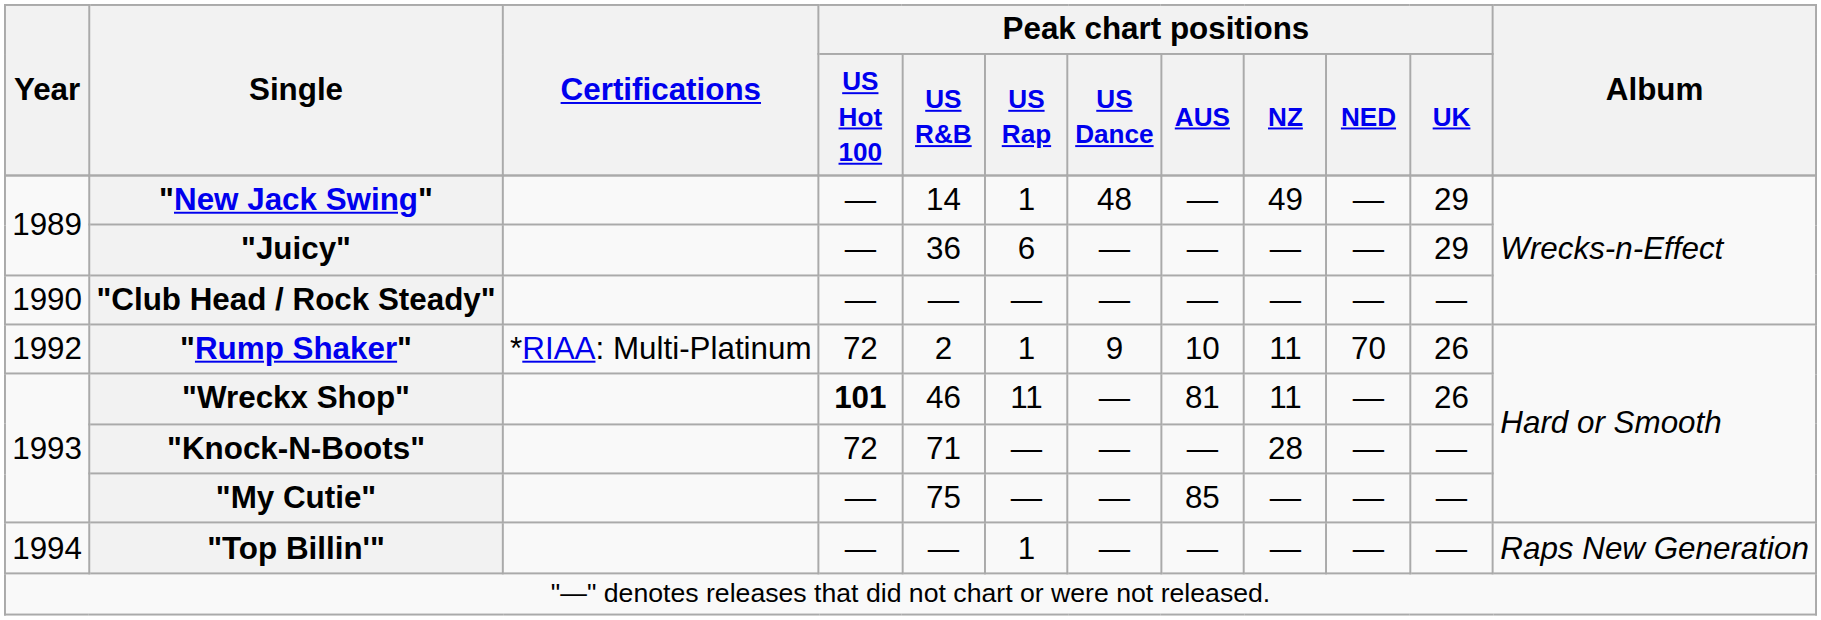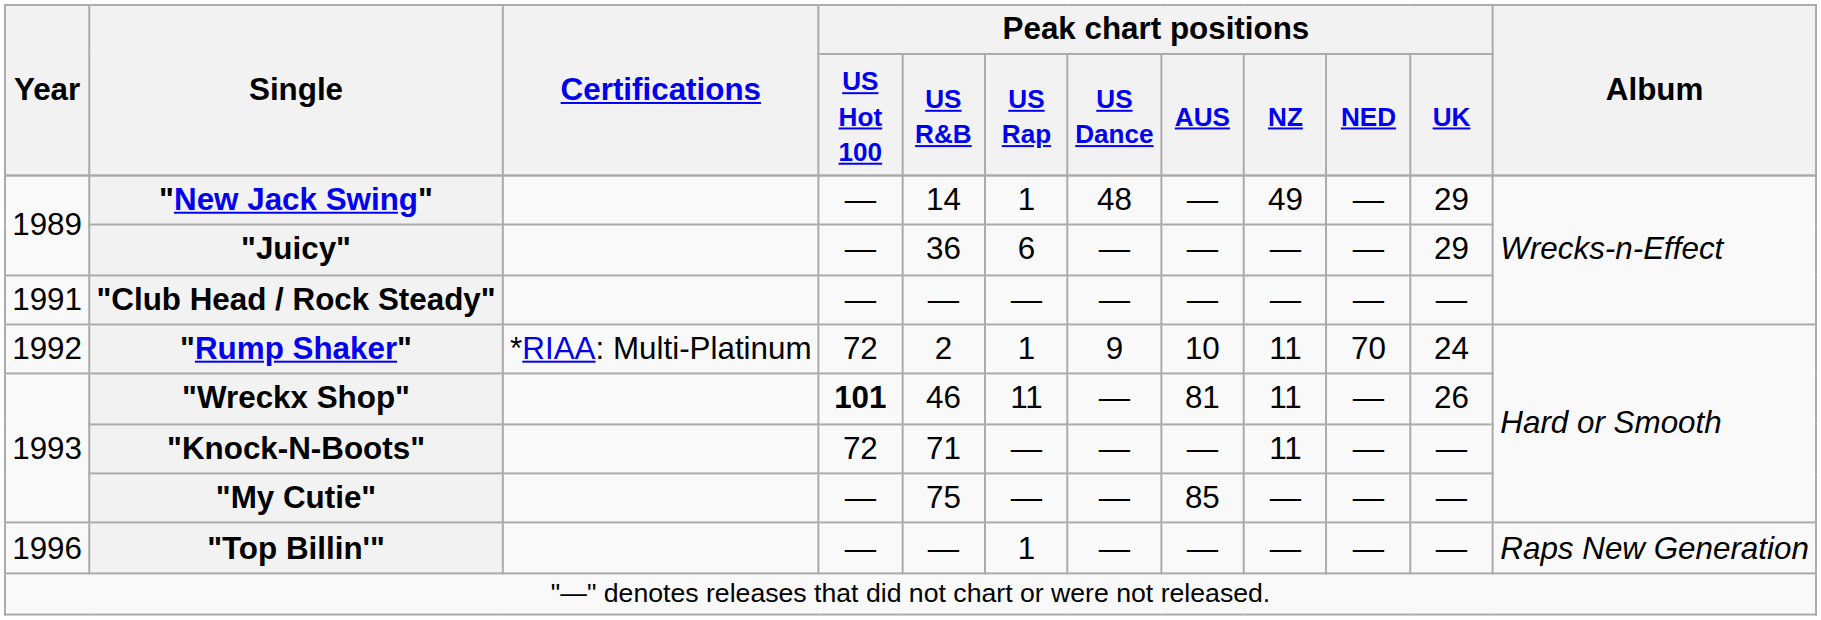(47, 298) 1990 -> (47, 298) 1991
(1452, 348) 26 -> (1452, 348) 24
(1285, 448) 28 -> (1285, 448) 11
(47, 547) 1994 -> (47, 547) 1996
